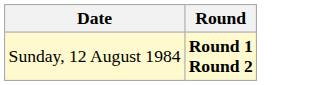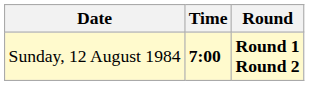+ column: (208, 18)
